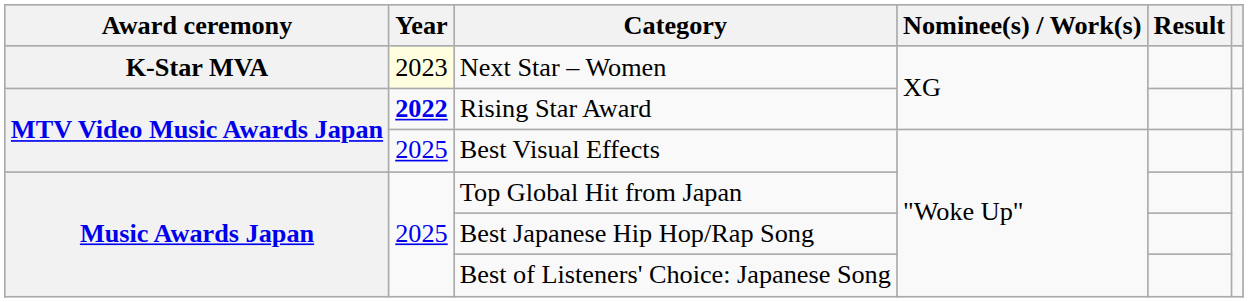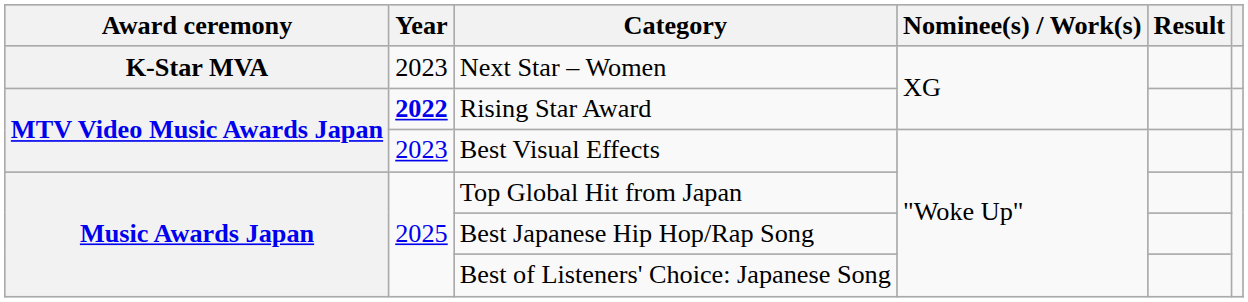(421, 66) lightyellow background -> (421, 66) no background
(421, 150) 2025 -> (421, 150) 2023
